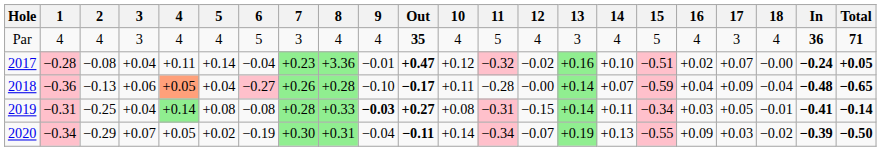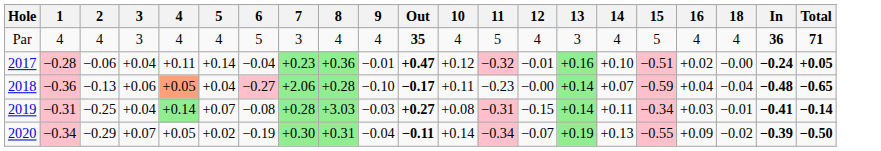- column: (737, 15)
(100, 62) −0.08 -> (100, 62) −0.06
(338, 62) +3.36 -> (338, 62) +0.36
(538, 62) −0.02 -> (537, 62) −0.01
(299, 86) +0.26 -> (299, 86) +2.06
(498, 86) −0.28 -> (498, 86) −0.23
(219, 110) +0.08 -> (219, 110) +0.07
(338, 110) +0.33 -> (338, 110) +3.03
(378, 110) bold -> (378, 110) normal
